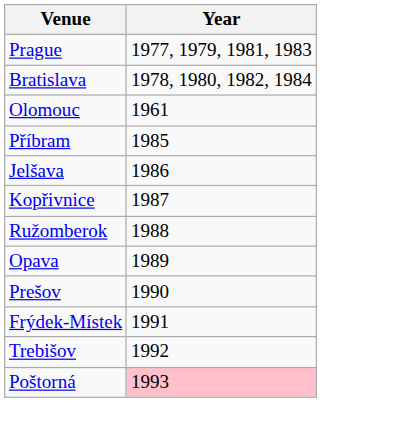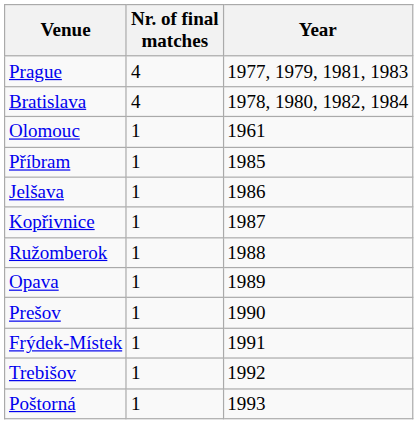+ column: (175, 30)
(150, 381) pink background -> (246, 403) no background
